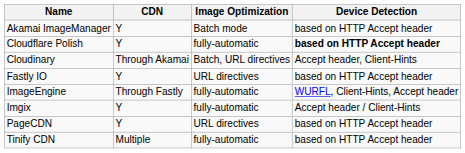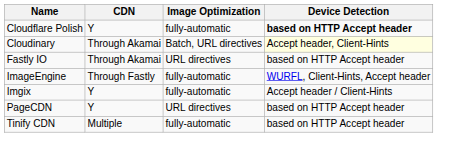- row: (59, 28)
(356, 60) no background -> (328, 44) lightyellow background
(119, 76) Y -> (124, 60) Through Akamai
